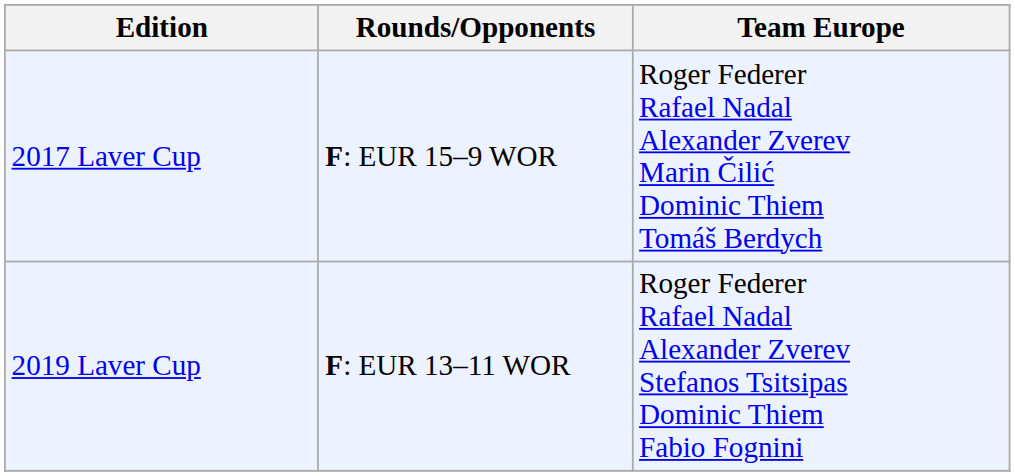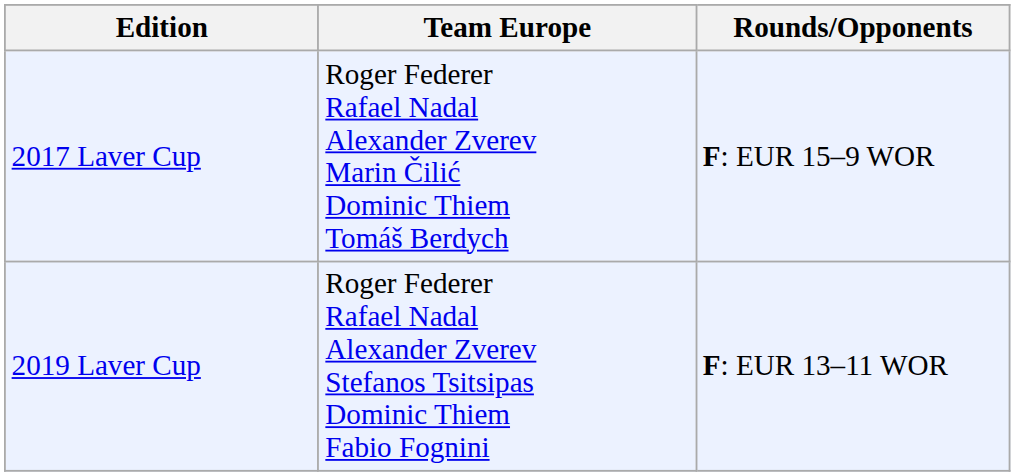columns swapped: (821, 27) <-> (475, 27)
